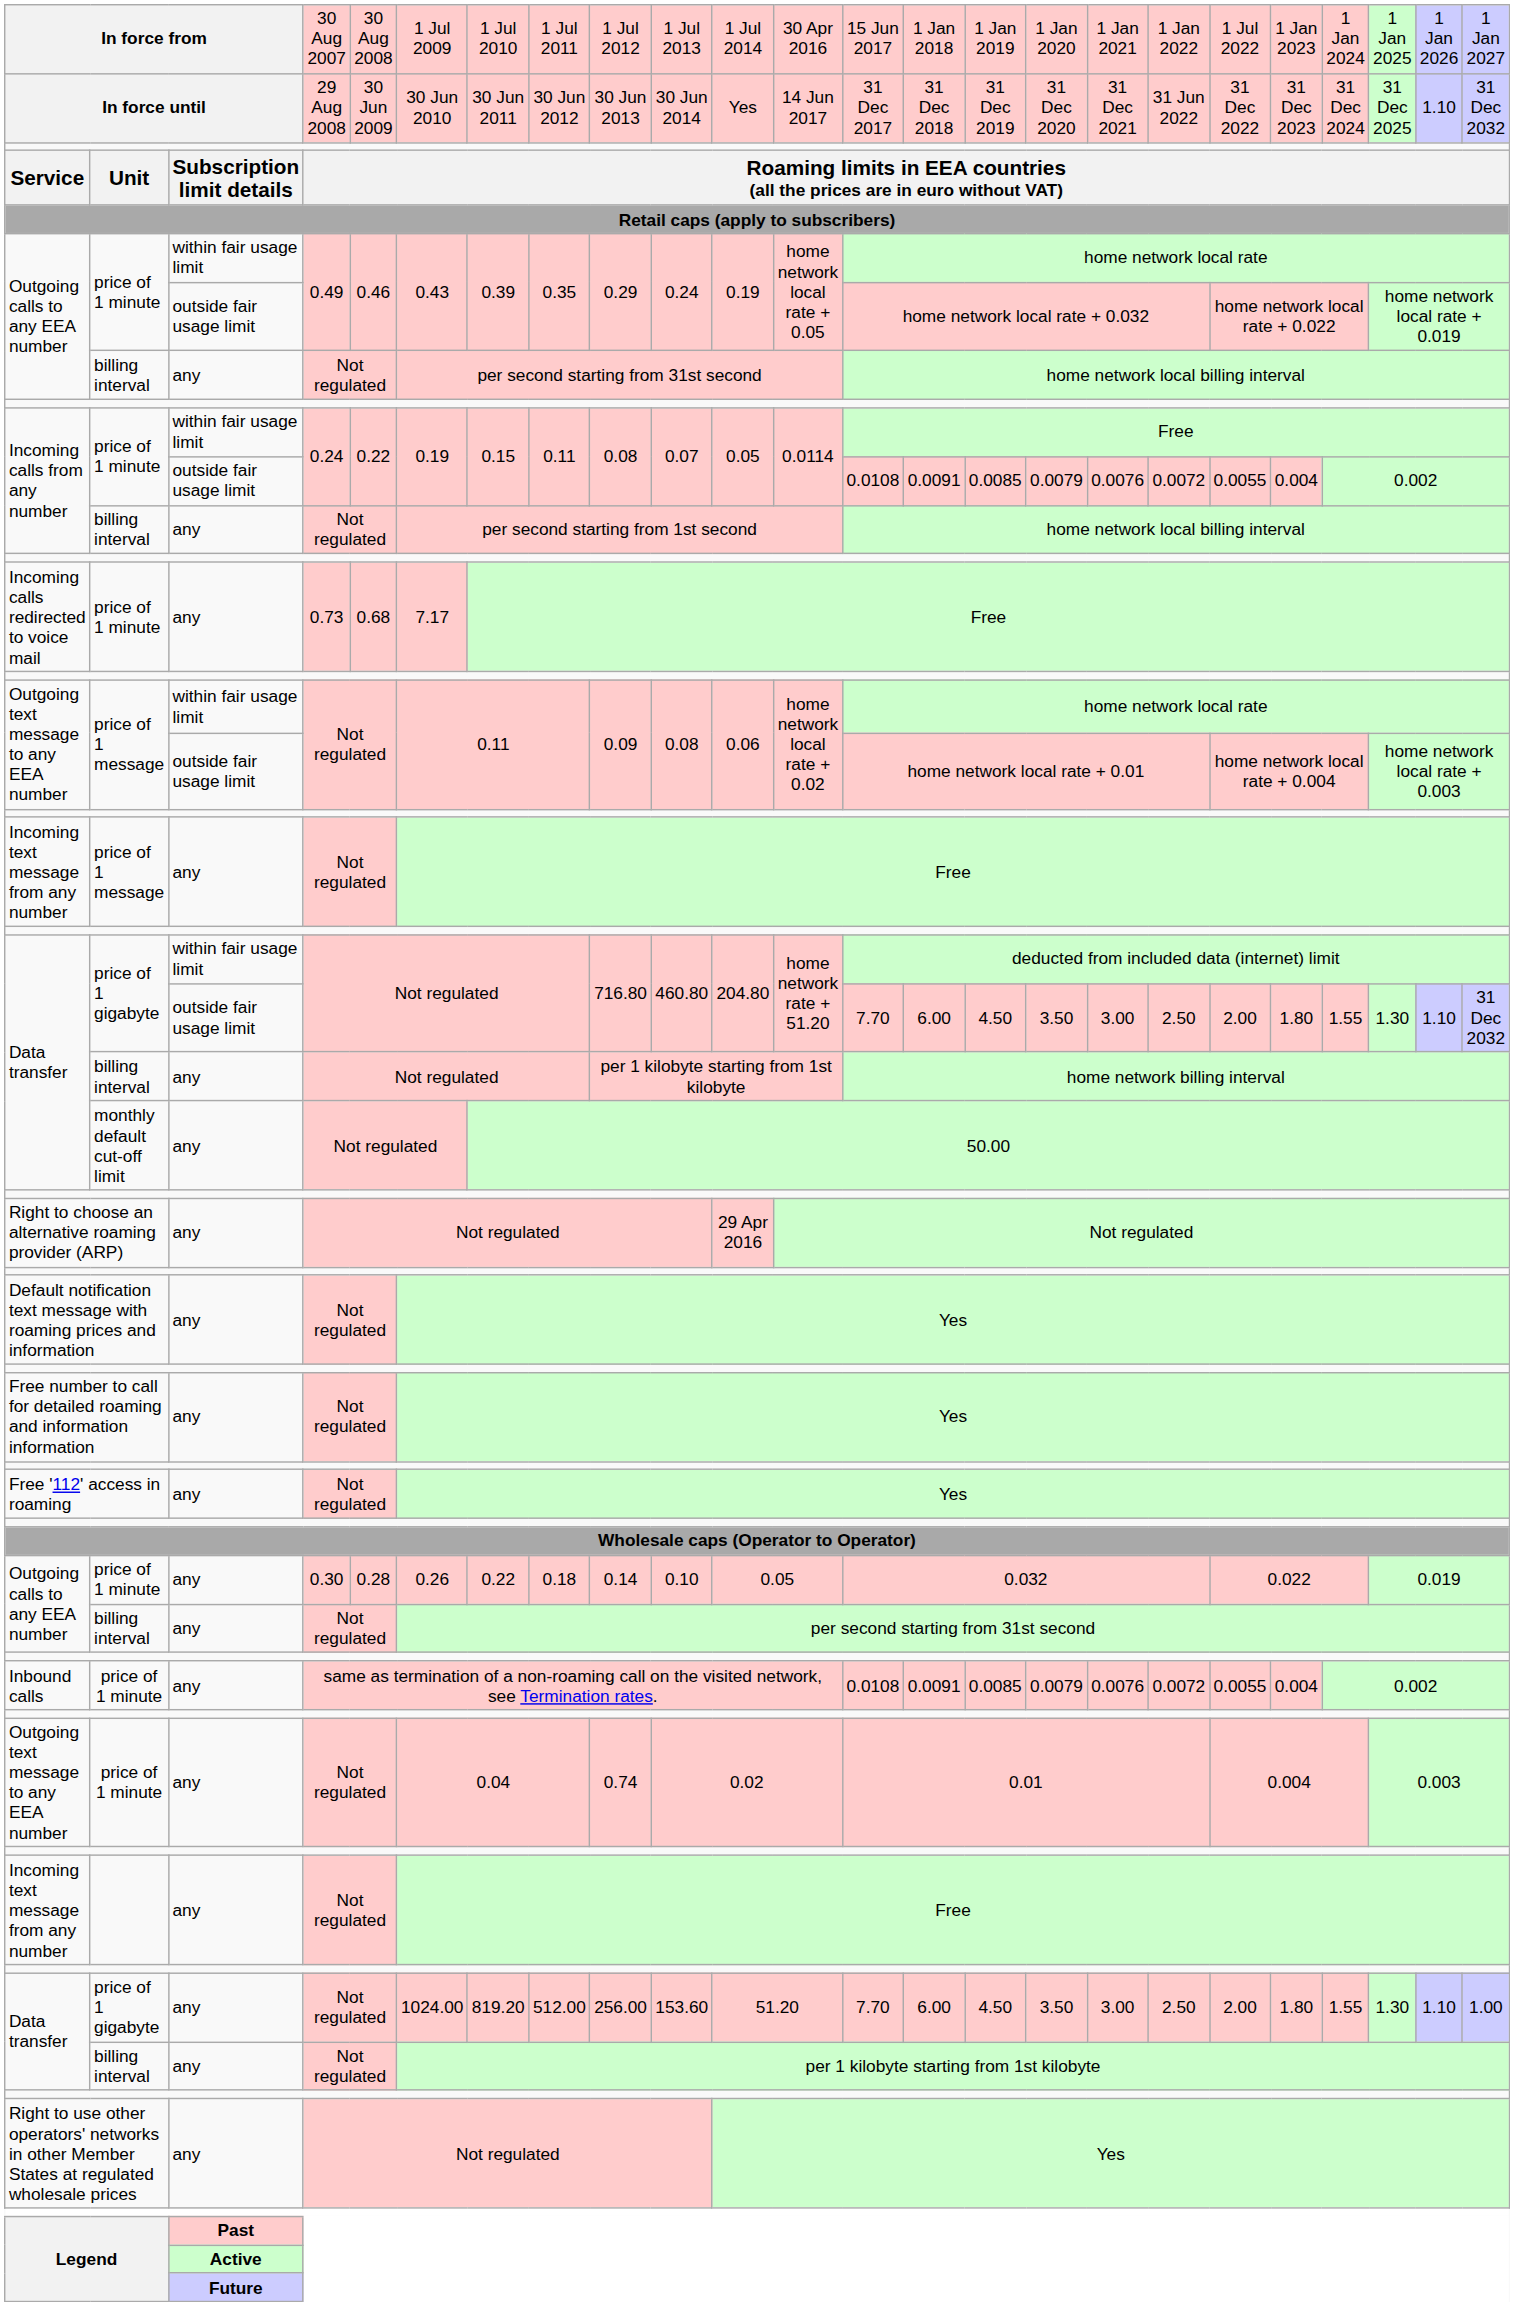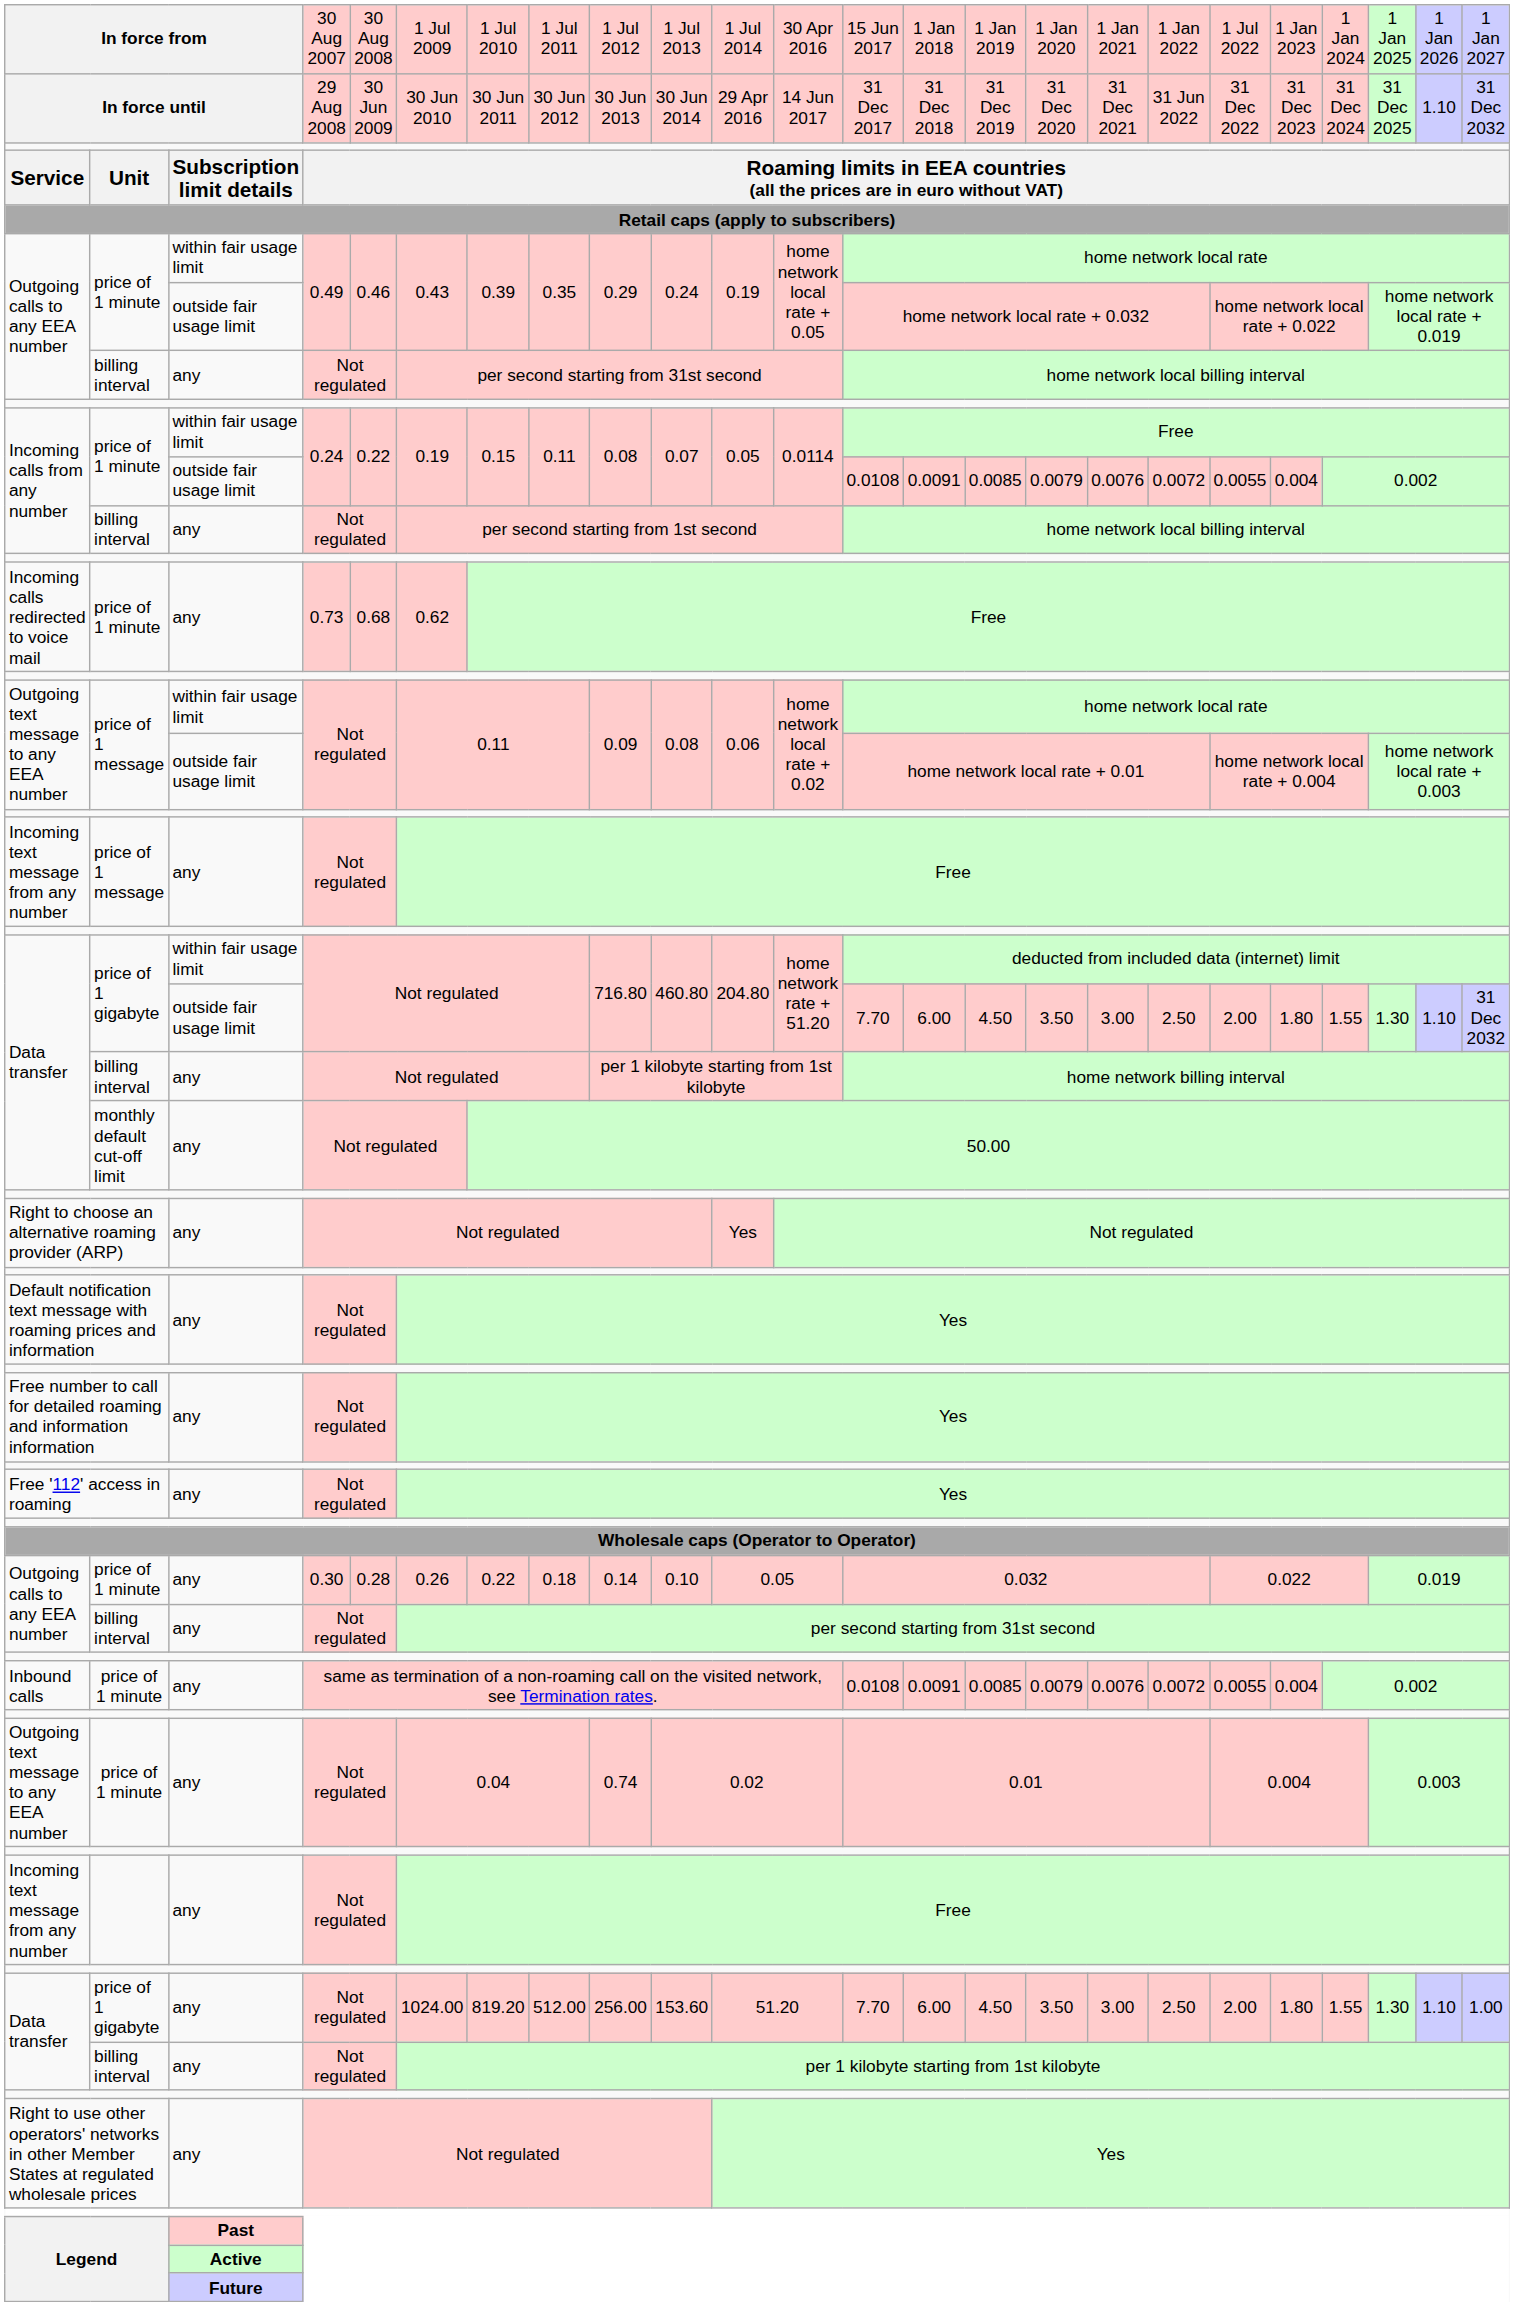(743, 108) Yes -> (743, 108) 29 Apr 2016
(432, 617) 7.17 -> (432, 617) 0.62
(743, 1233) 29 Apr 2016 -> (743, 1233) Yes
